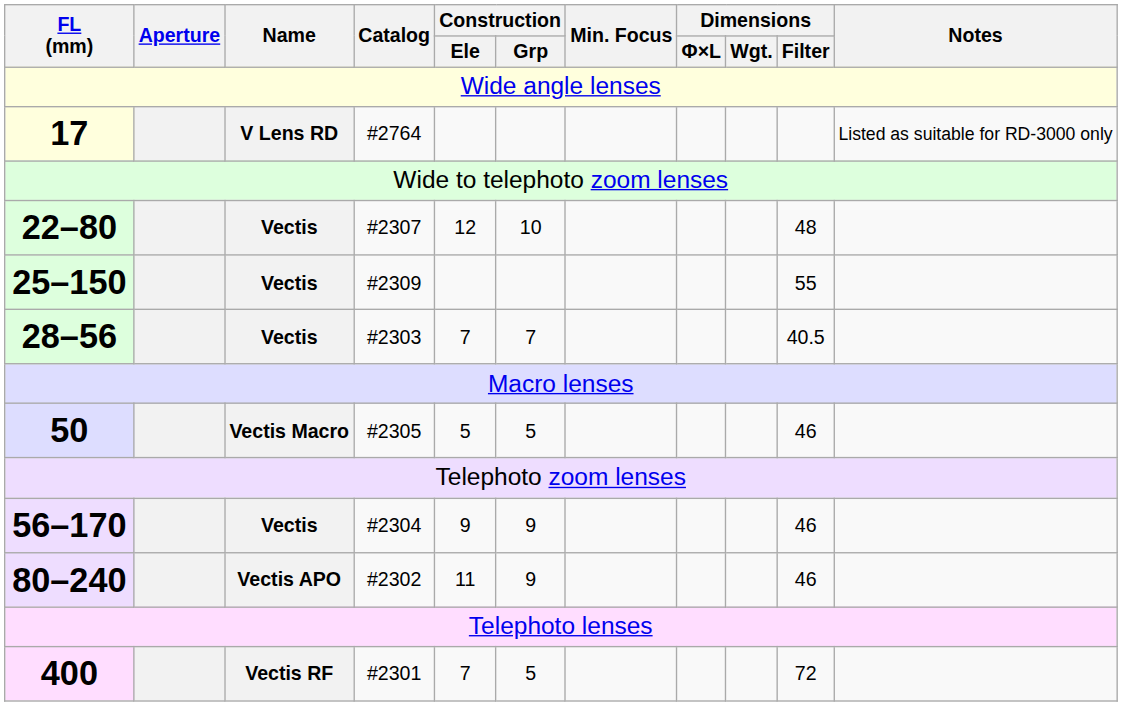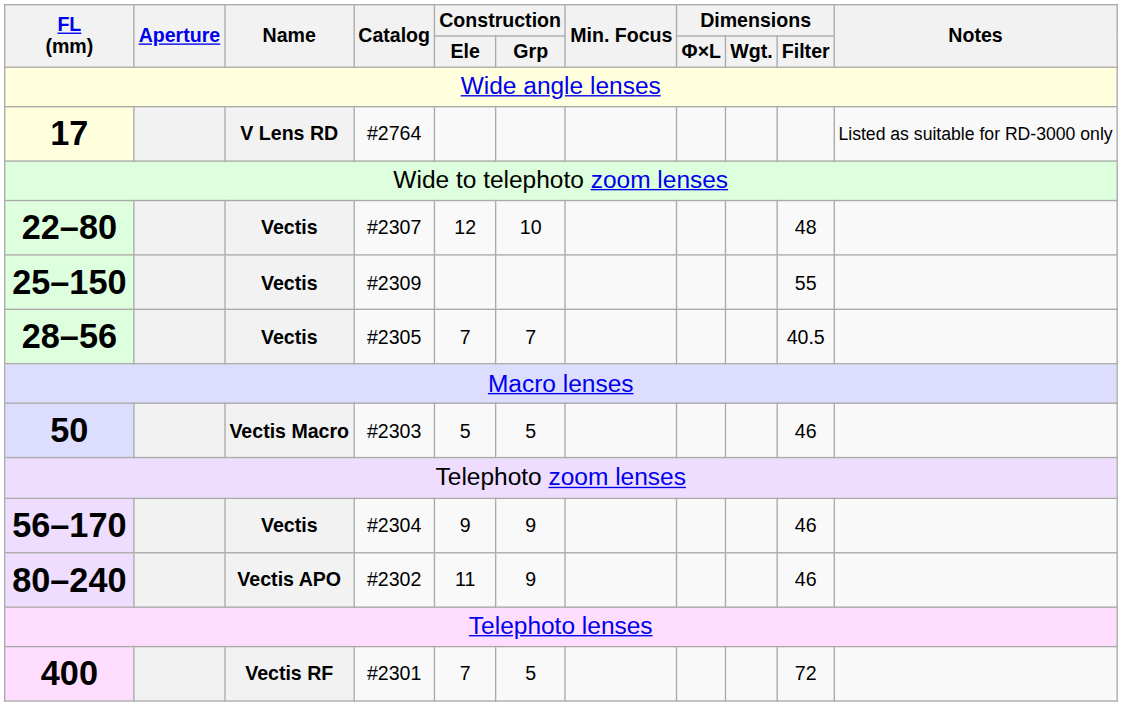(394, 337) #2303 -> (394, 337) #2305
(394, 431) #2305 -> (394, 431) #2303
